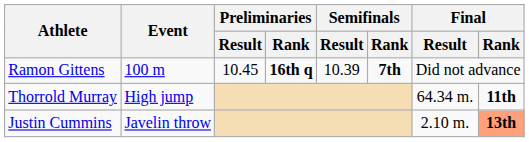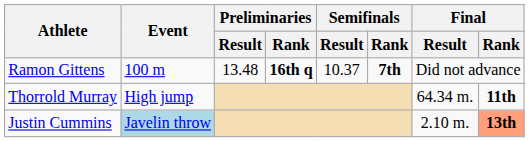(240, 70) 10.45 -> (240, 70) 13.48
(342, 70) 10.39 -> (342, 70) 10.37
(168, 123) no background -> (168, 123) lightblue background
